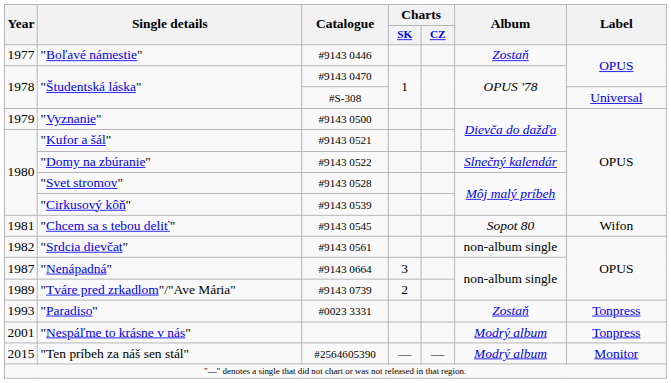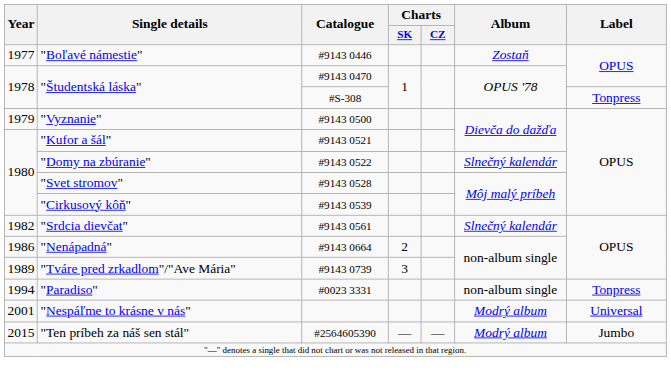(616, 97) Universal -> (616, 97) Tonpress
- row: (108, 225)
(510, 247) non-album single -> (510, 225) Slnečný kalendár
(21, 268) 1987 -> (21, 247) 1986
(405, 268) 3 -> (405, 247) 2
(405, 289) 2 -> (405, 268) 3
(21, 310) 1993 -> (21, 289) 1994
(510, 310) Zostaň -> (510, 289) non-album single
(616, 332) Tonpress -> (616, 310) Universal
(616, 353) Monitor -> (616, 332) Jumbo
